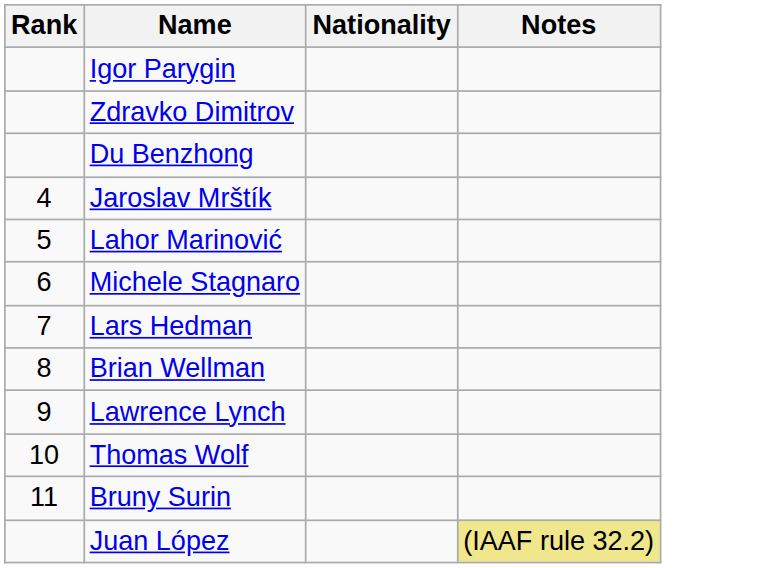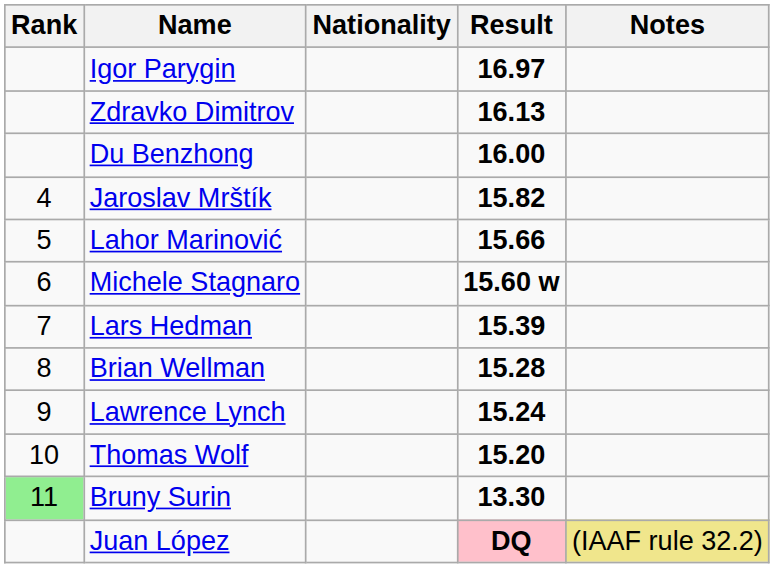+ column: (511, 25)
(44, 497) no background -> (44, 497) lightgreen background
